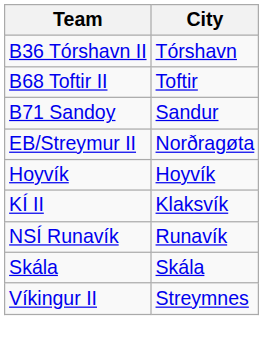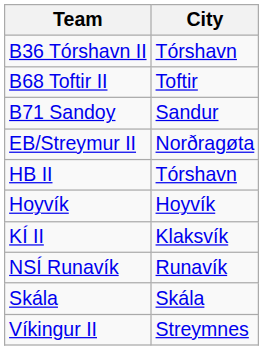+ row: (31, 174)
